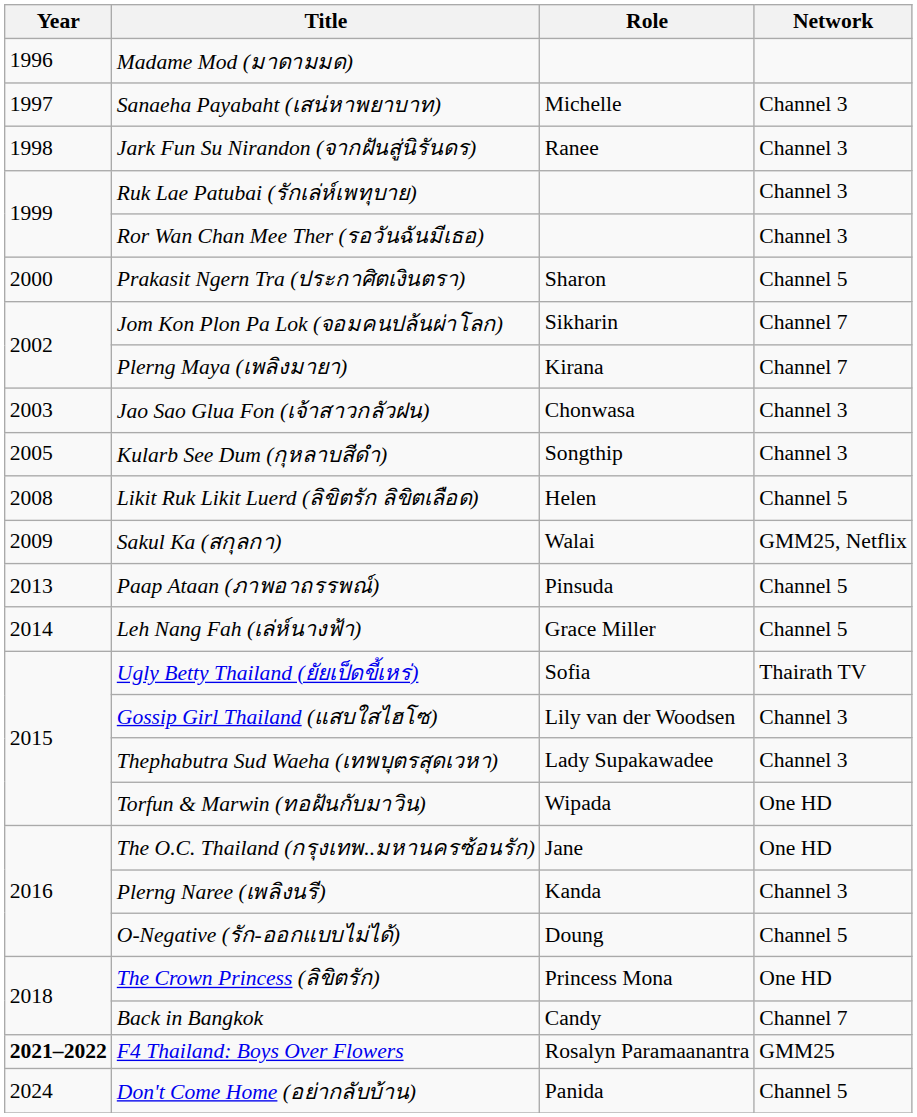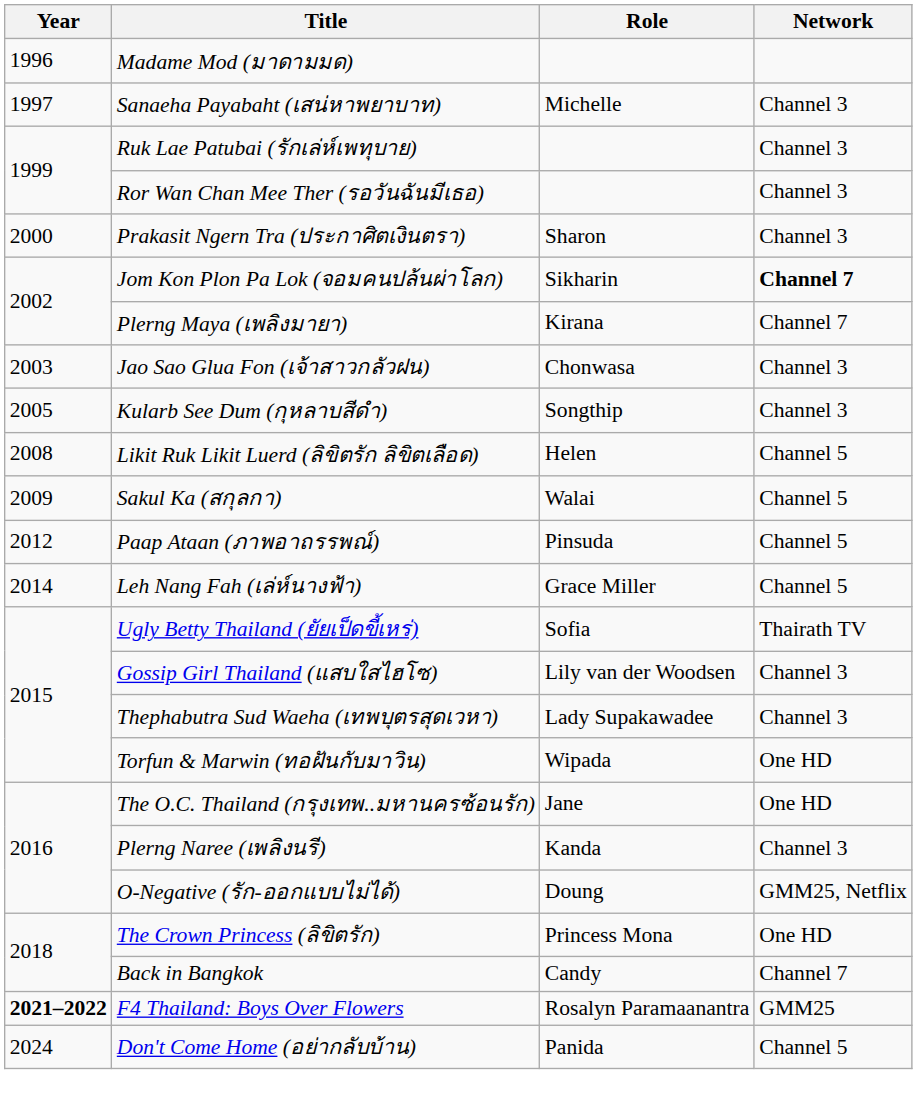- row: (296, 148)
(803, 279) Channel 5 -> (803, 235) Channel 3
(803, 322) normal -> (806, 279) bold
(833, 541) GMM25, Netflix -> (803, 497) Channel 5
(31, 585) 2013 -> (31, 541) 2012
(803, 934) Channel 5 -> (833, 891) GMM25, Netflix
